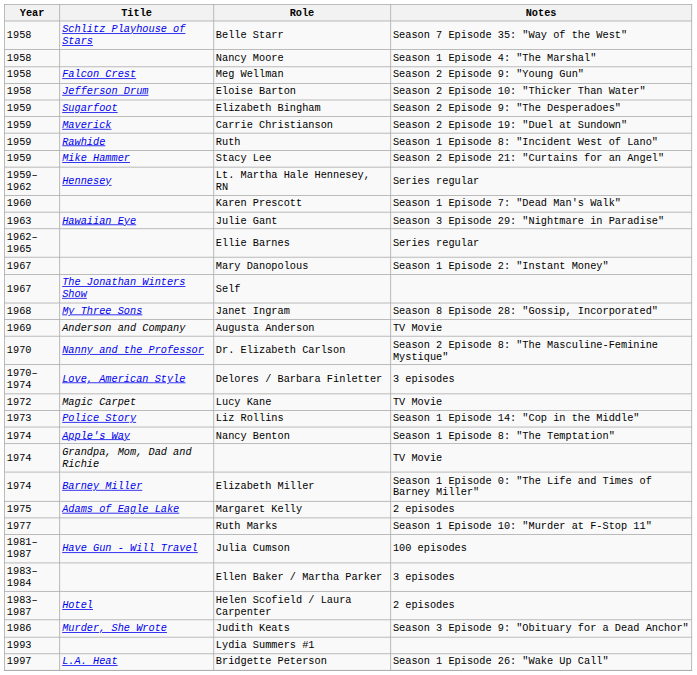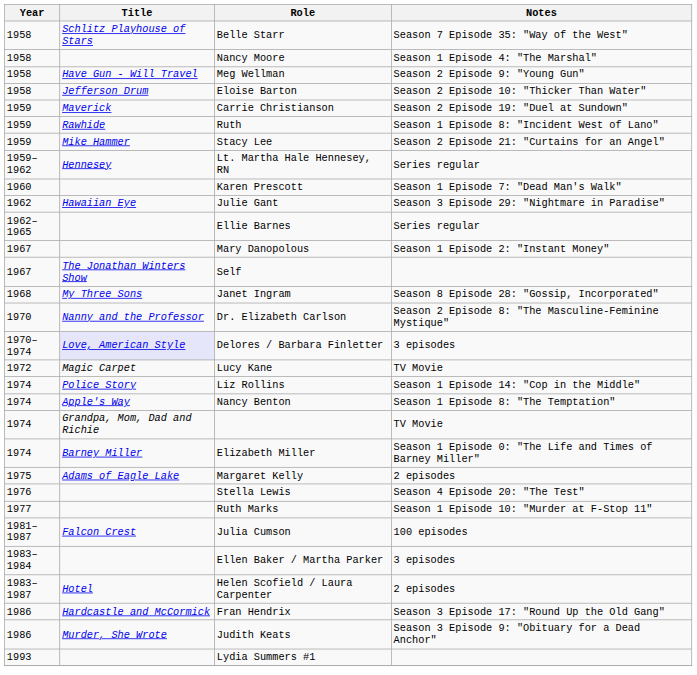(99, 75) Falcon Crest -> (130, 75) Have Gun - Will Travel
- row: (268, 108)
(19, 221) 1963 -> (19, 204) 1962
- row: (265, 328)
(124, 379) no background -> (124, 346) lavender background
(19, 419) 1973 -> (19, 385) 1974
+ row: (254, 493)
(130, 549) Have Gun - Will Travel -> (99, 532) Falcon Crest
+ row: (254, 612)
- row: (271, 662)
